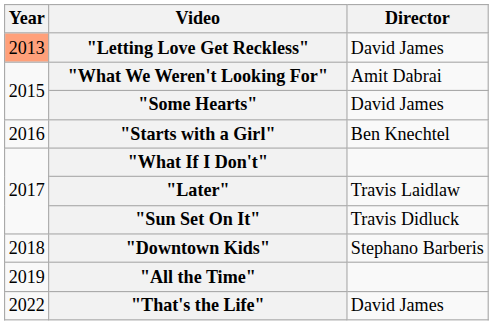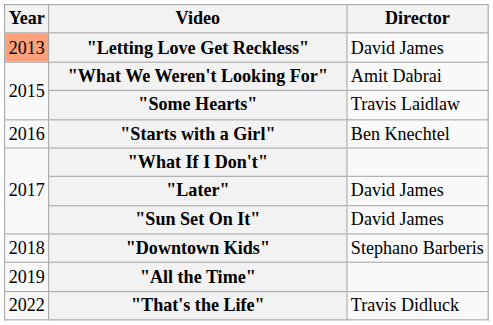(397, 104) David James -> (405, 104) Travis Laidlaw
(405, 190) Travis Laidlaw -> (397, 190) David James
(405, 219) Travis Didluck -> (397, 219) David James
(397, 305) David James -> (405, 305) Travis Didluck
